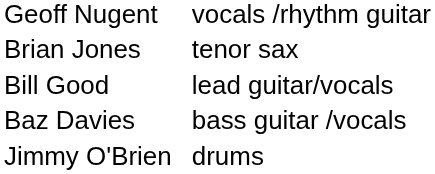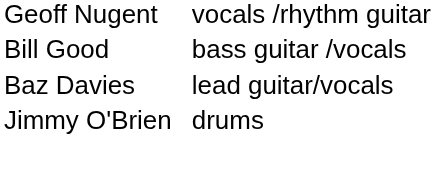- row: (72, 49)
(293, 85) lead guitar/vocals -> (299, 49) bass guitar /vocals
(299, 121) bass guitar /vocals -> (293, 85) lead guitar/vocals
